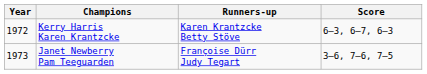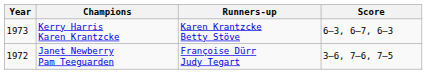(17, 31) 1972 -> (17, 31) 1973
(17, 56) 1973 -> (17, 56) 1972
